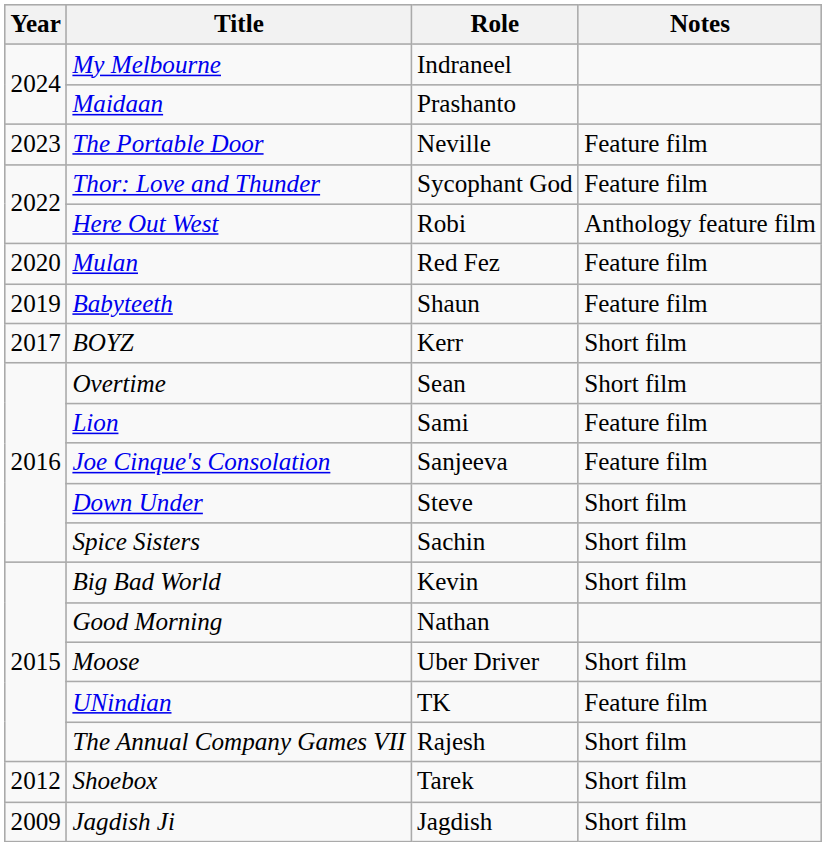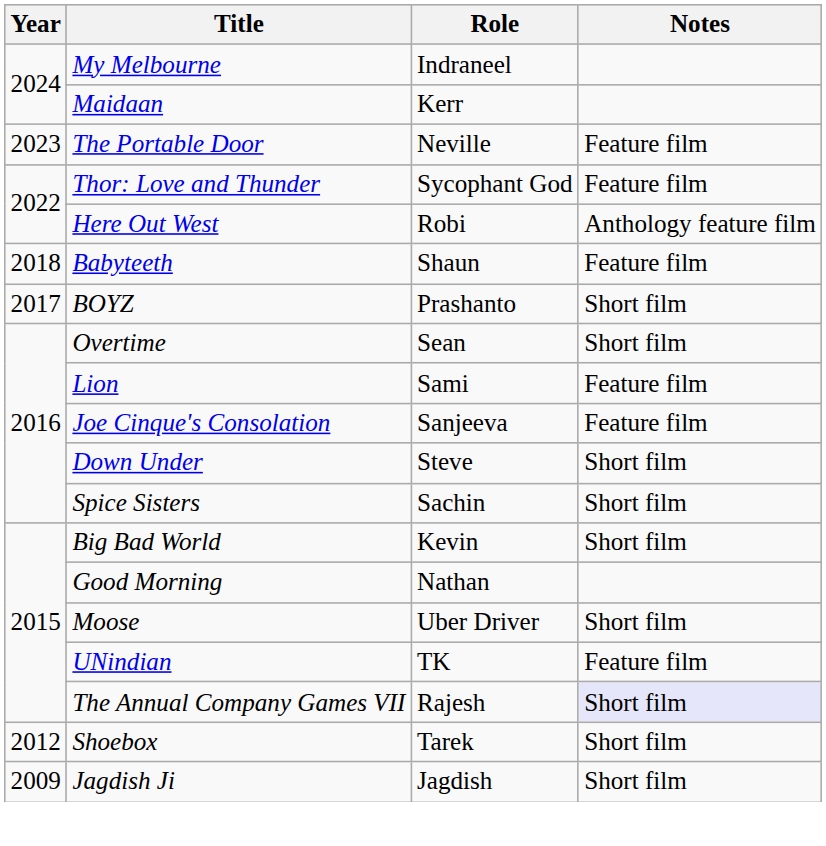(467, 104) Prashanto -> (440, 104) Kerr
- row: (105, 263)
(36, 303) 2019 -> (36, 263) 2018
(440, 343) Kerr -> (467, 303) Prashanto
(635, 741) no background -> (635, 701) lavender background
